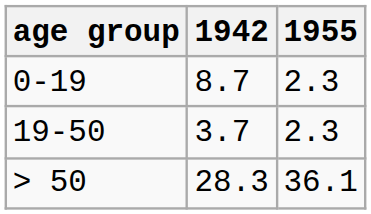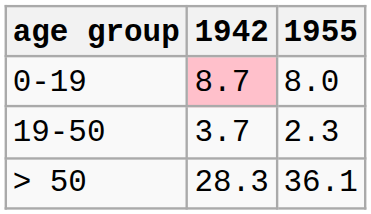(222, 82) no background -> (222, 82) pink background
(311, 82) 2.3 -> (311, 82) 8.0
